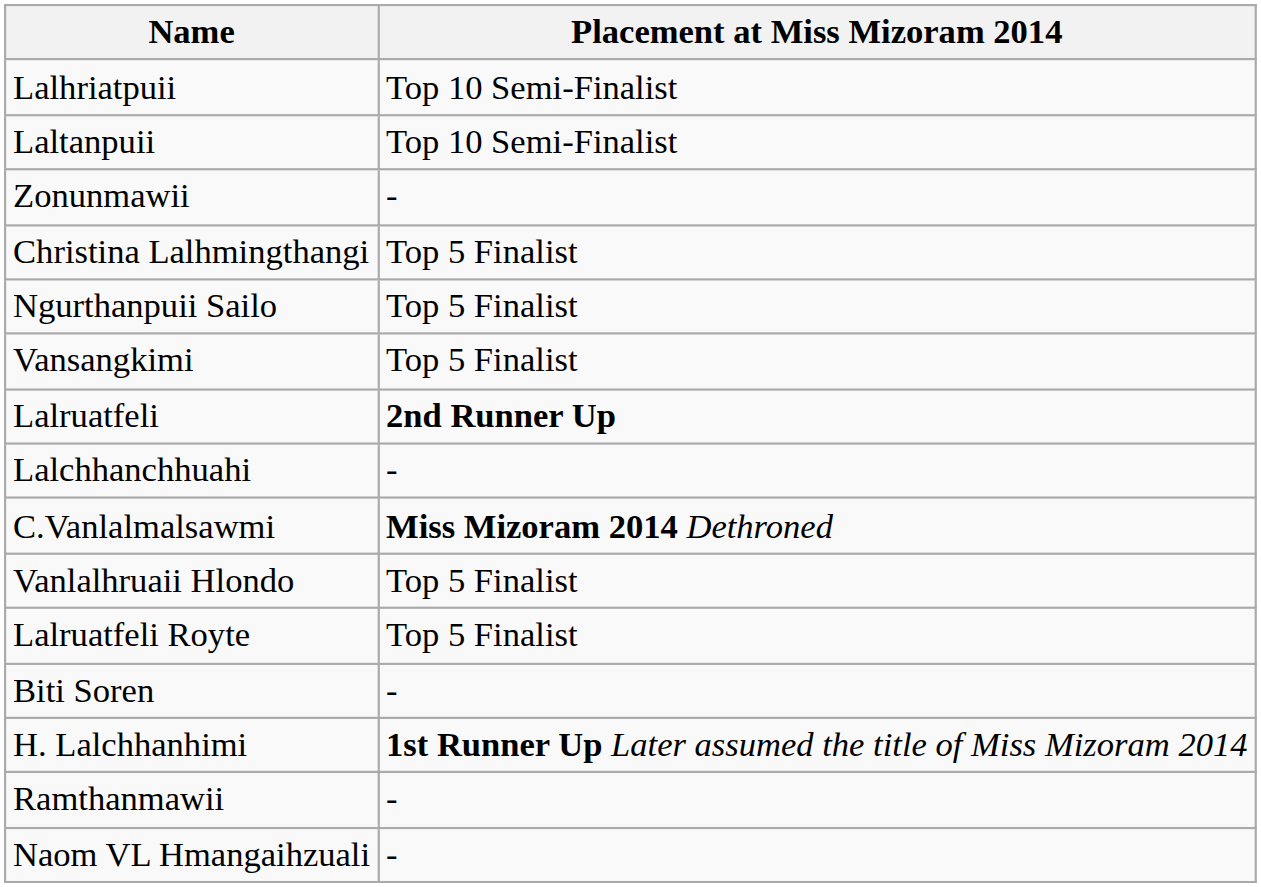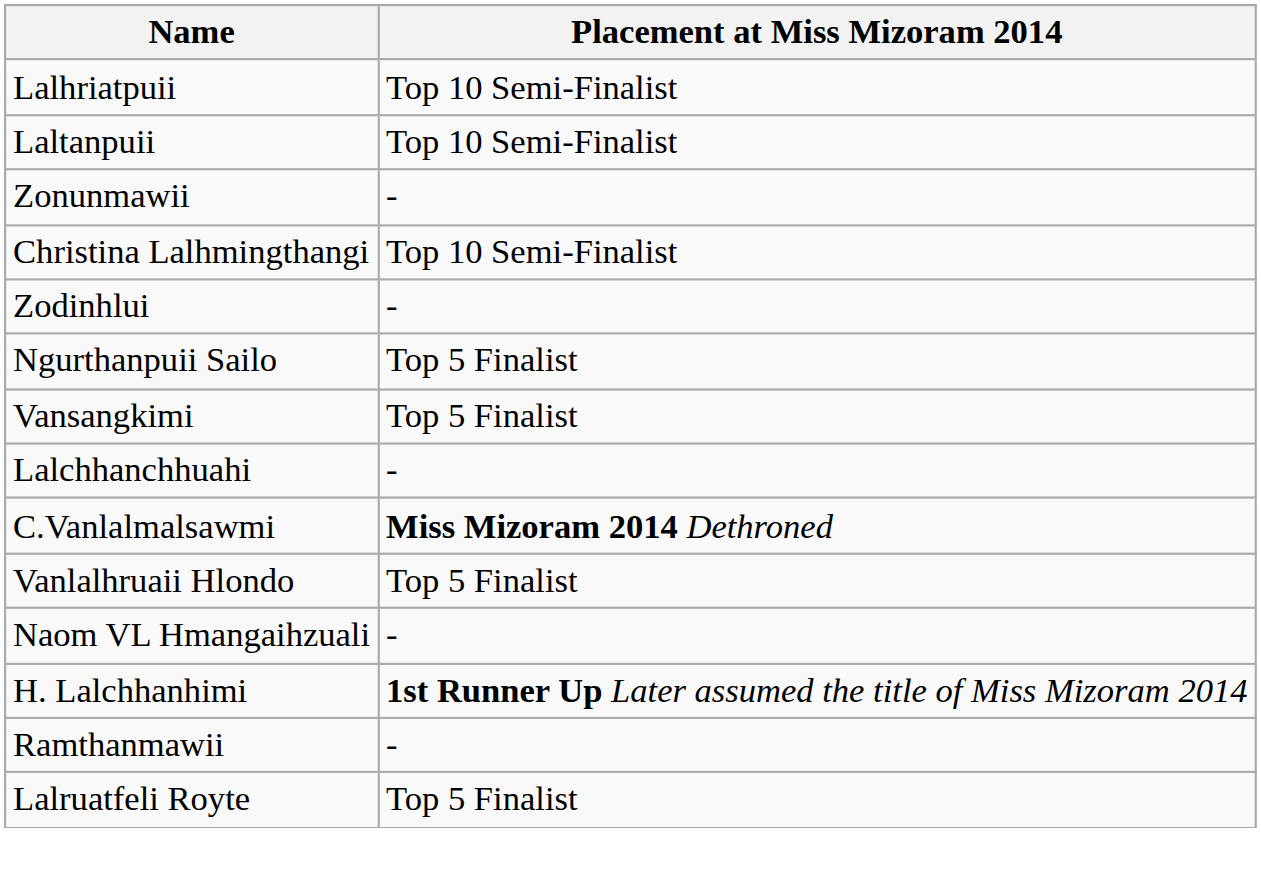(482, 251) Top 5 Finalist -> (532, 251) Top 10 Semi-Finalist
+ row: (81, 305)
- row: (86, 415)
rows swapped: (132, 634) <-> (192, 854)
- row: (84, 689)
